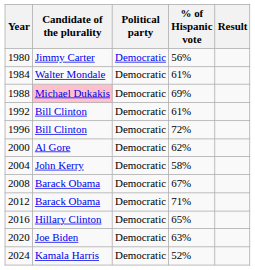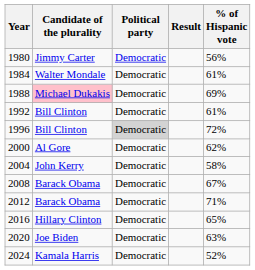columns swapped: (192, 26) <-> (233, 26)
(141, 129) no background -> (141, 129) lightgrey background
